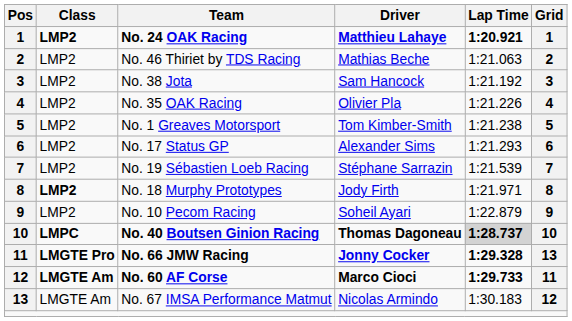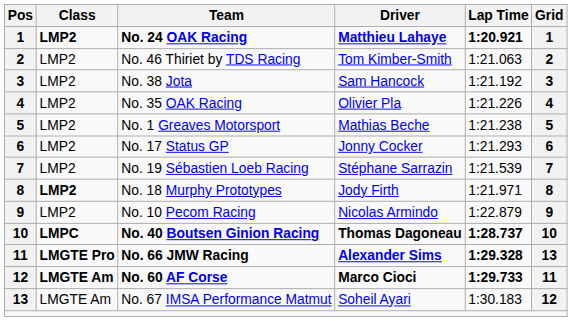(384, 59) Mathias Beche -> (395, 59) Tom Kimber-Smith
(395, 125) Tom Kimber-Smith -> (384, 125) Mathias Beche
(386, 147) Alexander Sims -> (380, 147) Jonny Cocker
(374, 212) Soheil Ayari -> (388, 212) Nicolas Armindo
(495, 234) lightgrey background -> (495, 234) no background
(384, 256) Jonny Cocker -> (390, 256) Alexander Sims
(388, 300) Nicolas Armindo -> (374, 300) Soheil Ayari
